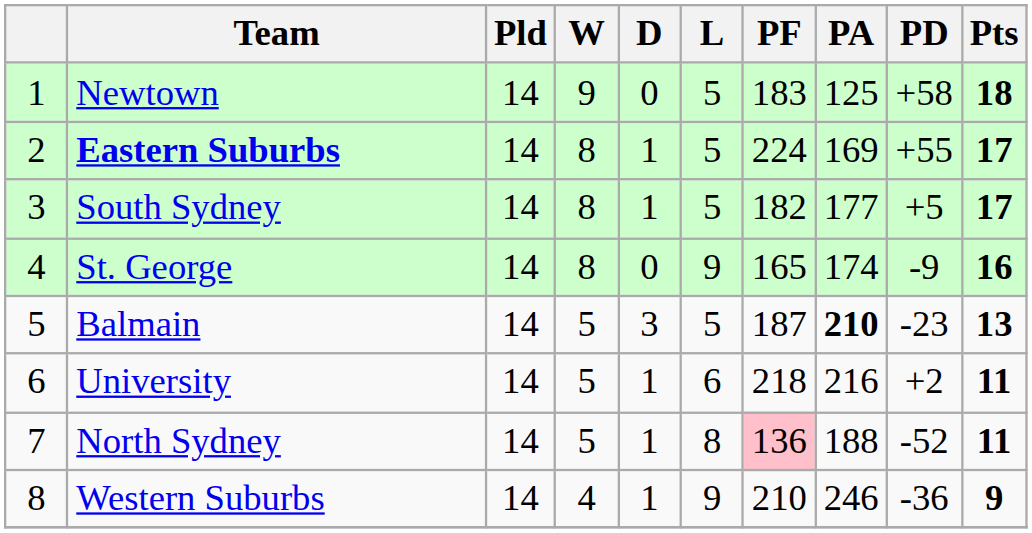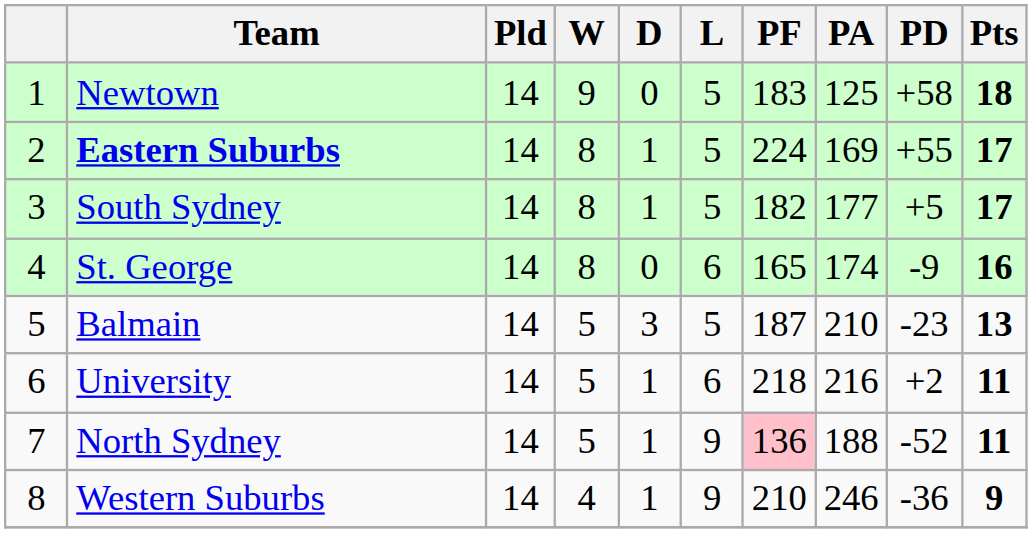(712, 265) 9 -> (712, 265) 6
(851, 324) bold -> (851, 324) normal
(712, 440) 8 -> (712, 440) 9
